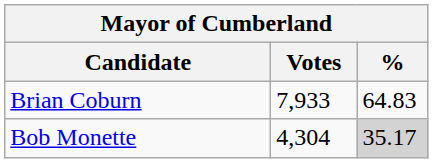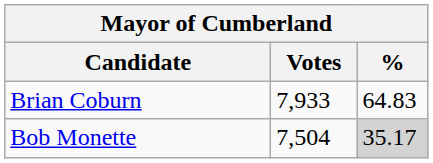(303, 137) 4,304 -> (303, 137) 7,504
